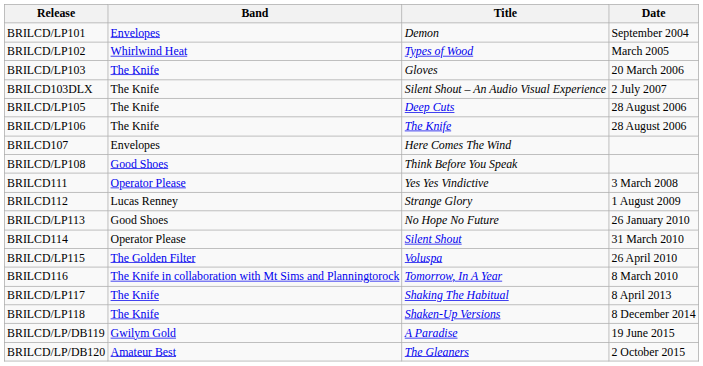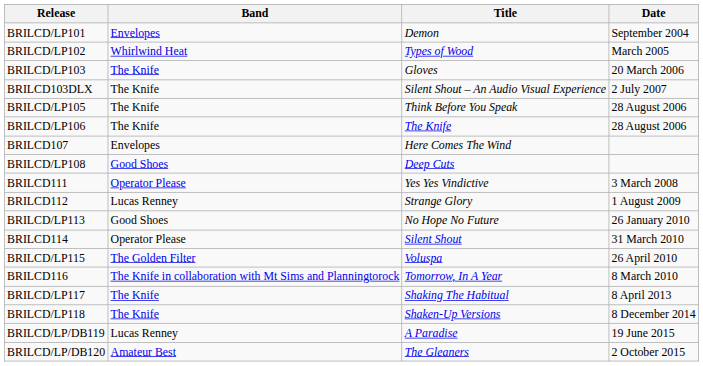(430, 107) Deep Cuts -> (461, 107) Think Before You Speak
(461, 164) Think Before You Speak -> (430, 164) Deep Cuts
(143, 333) Gwilym Gold -> (144, 333) Lucas Renney
